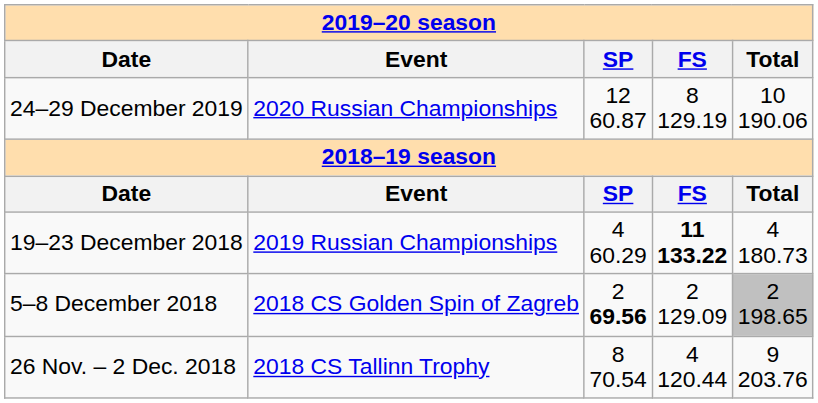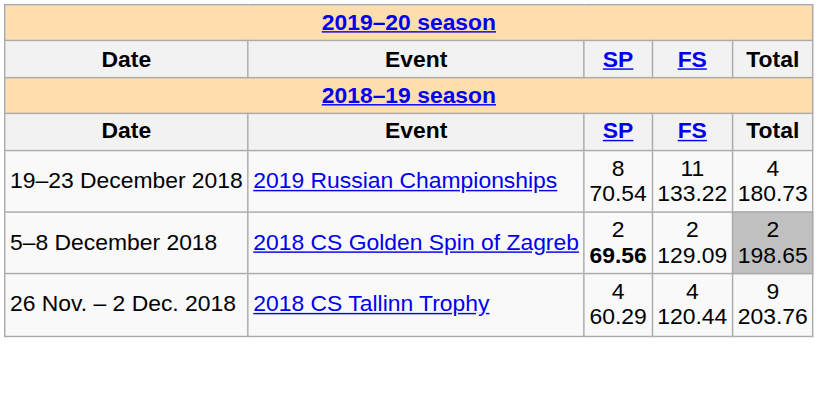- row: (126, 108)
(618, 242) 4 60.29 -> (618, 180) 8 70.54
(692, 242) bold -> (692, 180) normal
(618, 366) 8 70.54 -> (618, 304) 4 60.29
